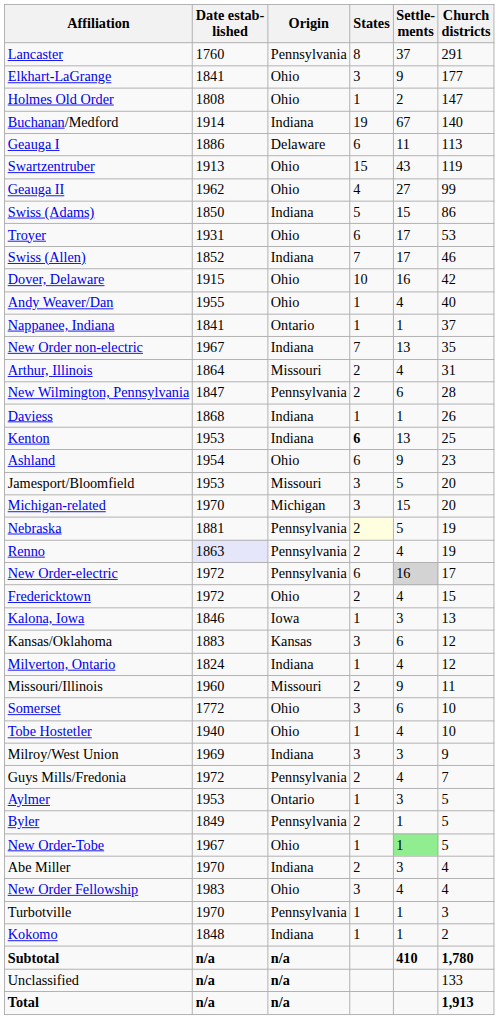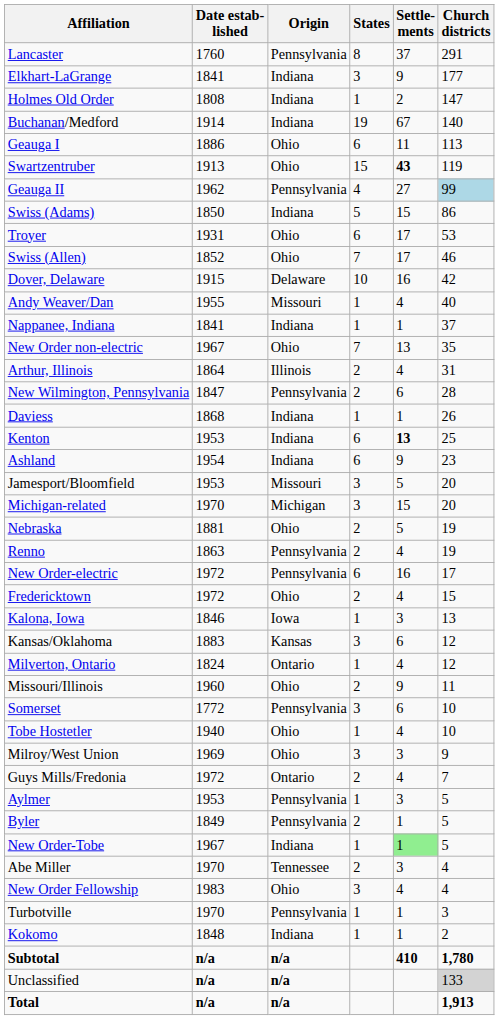(285, 76) Ohio -> (292, 76) Indiana
(285, 99) Ohio -> (292, 99) Indiana
(298, 144) Delaware -> (285, 144) Ohio
(403, 167) normal -> (403, 167) bold
(285, 189) Ohio -> (309, 189) Pennsylvania
(449, 189) no background -> (449, 189) lightblue background
(292, 257) Indiana -> (285, 257) Ohio
(285, 280) Ohio -> (298, 280) Delaware
(285, 302) Ohio -> (296, 302) Missouri
(293, 325) Ontario -> (292, 325) Indiana
(292, 347) Indiana -> (285, 347) Ohio
(296, 370) Missouri -> (291, 370) Illinois
(357, 438) bold -> (357, 438) normal
(403, 438) normal -> (403, 438) bold
(285, 460) Ohio -> (292, 460) Indiana
(309, 528) Pennsylvania -> (285, 528) Ohio
(357, 528) lightyellow background -> (357, 528) no background
(210, 551) lavender background -> (210, 551) no background
(403, 573) lightgrey background -> (403, 573) no background
(292, 664) Indiana -> (293, 664) Ontario
(296, 686) Missouri -> (285, 686) Ohio
(285, 709) Ohio -> (309, 709) Pennsylvania
(292, 754) Indiana -> (285, 754) Ohio
(309, 777) Pennsylvania -> (293, 777) Ontario
(293, 799) Ontario -> (309, 799) Pennsylvania
(285, 844) Ohio -> (292, 844) Indiana
(292, 867) Indiana -> (300, 867) Tennessee
(452, 980) no background -> (452, 980) lightgrey background
